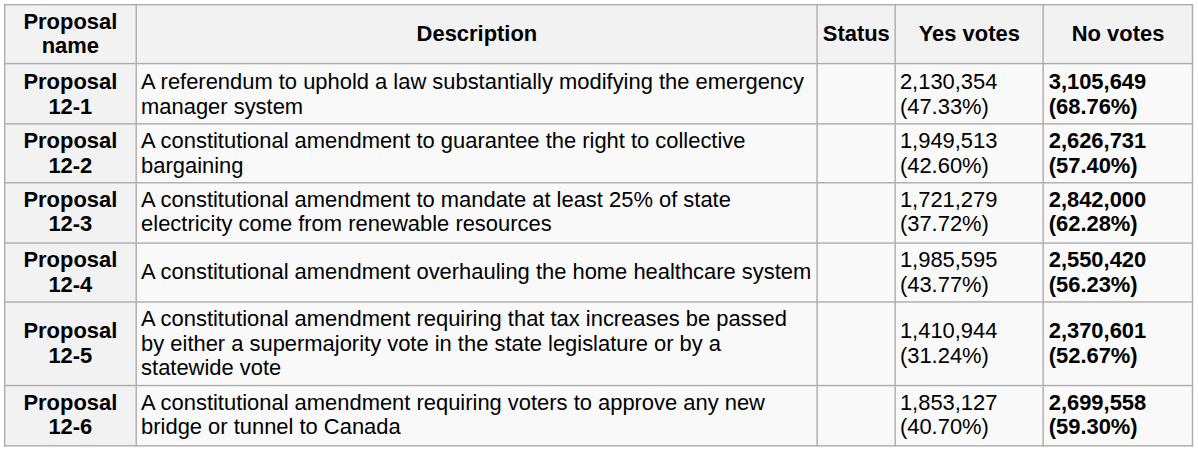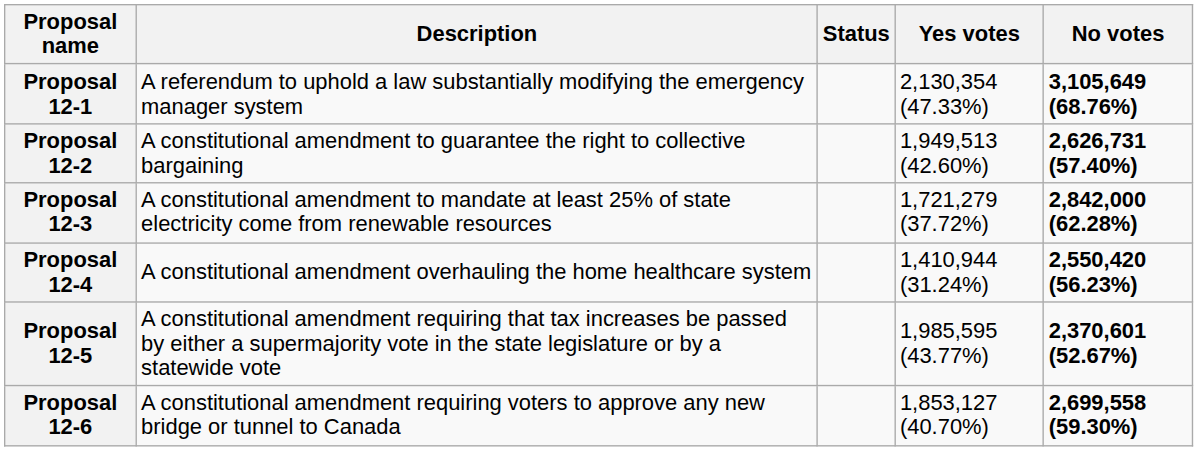(949, 271) 1,985,595 (43.77%) -> (949, 271) 1,410,944 (31.24%)
(949, 343) 1,410,944 (31.24%) -> (949, 343) 1,985,595 (43.77%)
